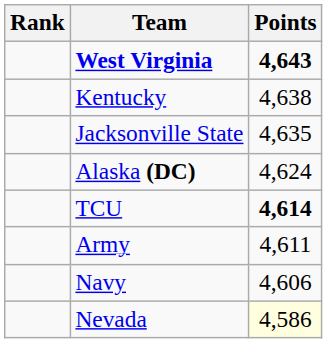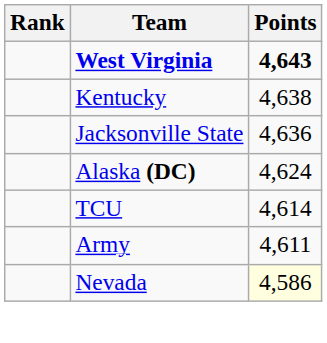(285, 134) 4,635 -> (285, 134) 4,636
(285, 208) bold -> (285, 208) normal
- row: (101, 282)
